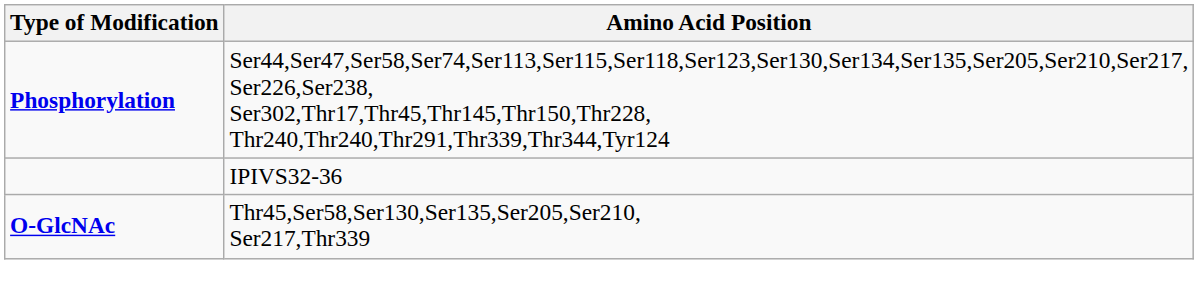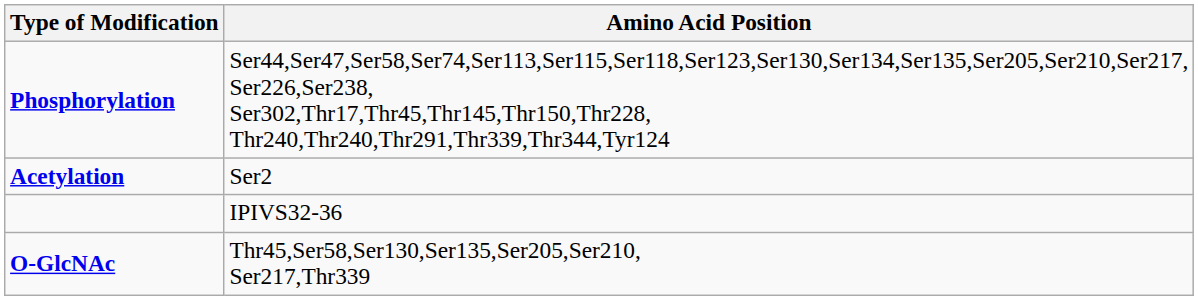+ row: (67, 175)
